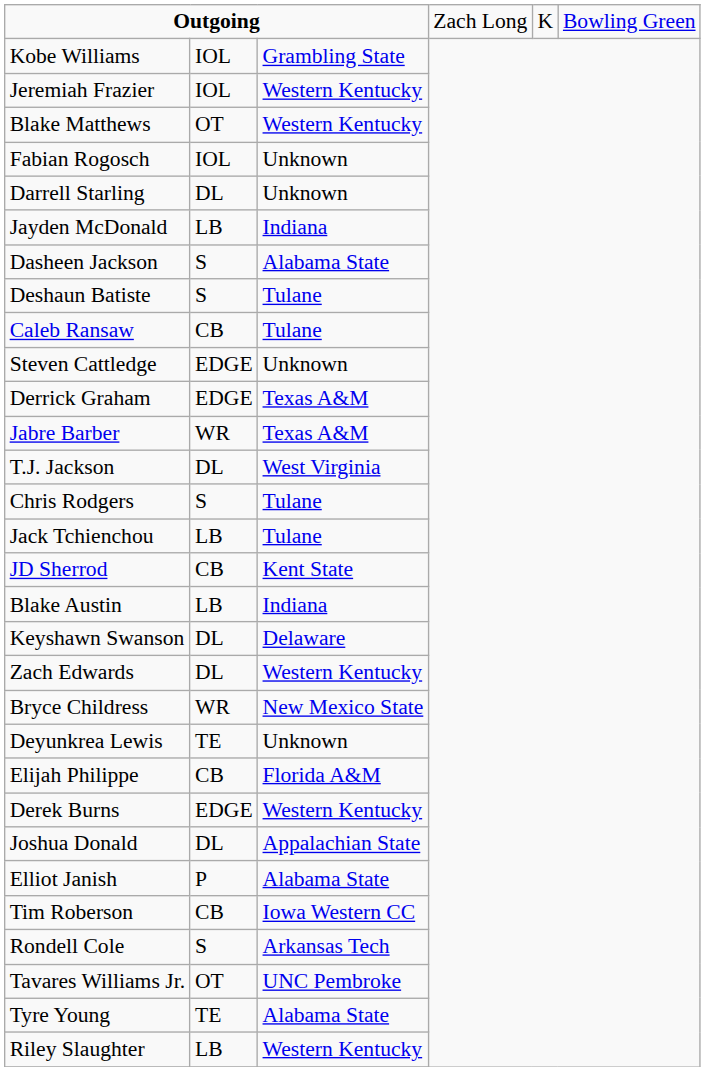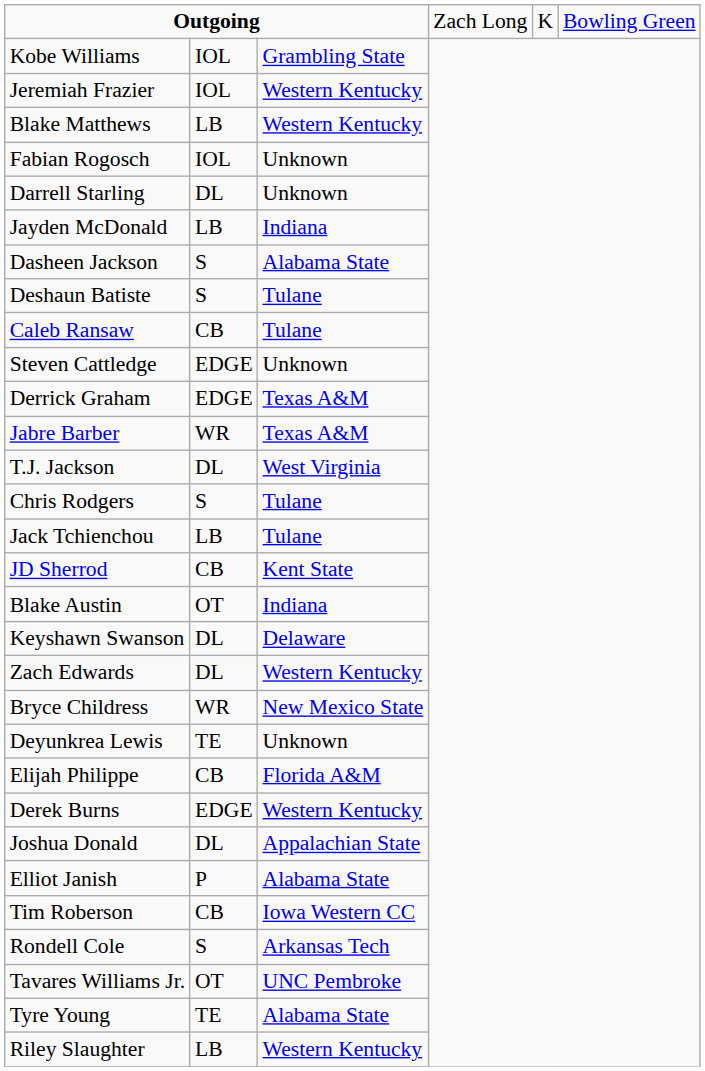(209, 124) OT -> (209, 124) LB
(209, 603) LB -> (209, 603) OT
